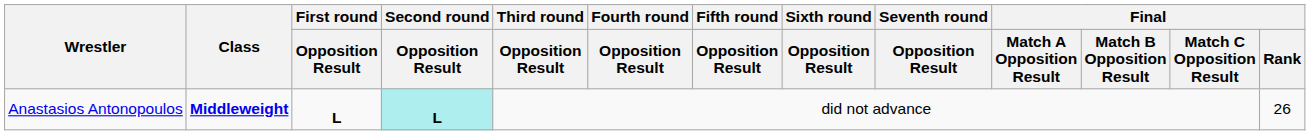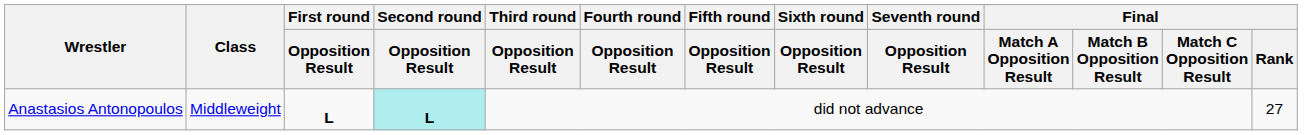(239, 110) bold -> (235, 110) normal
(1282, 110) 26 -> (1274, 110) 27
